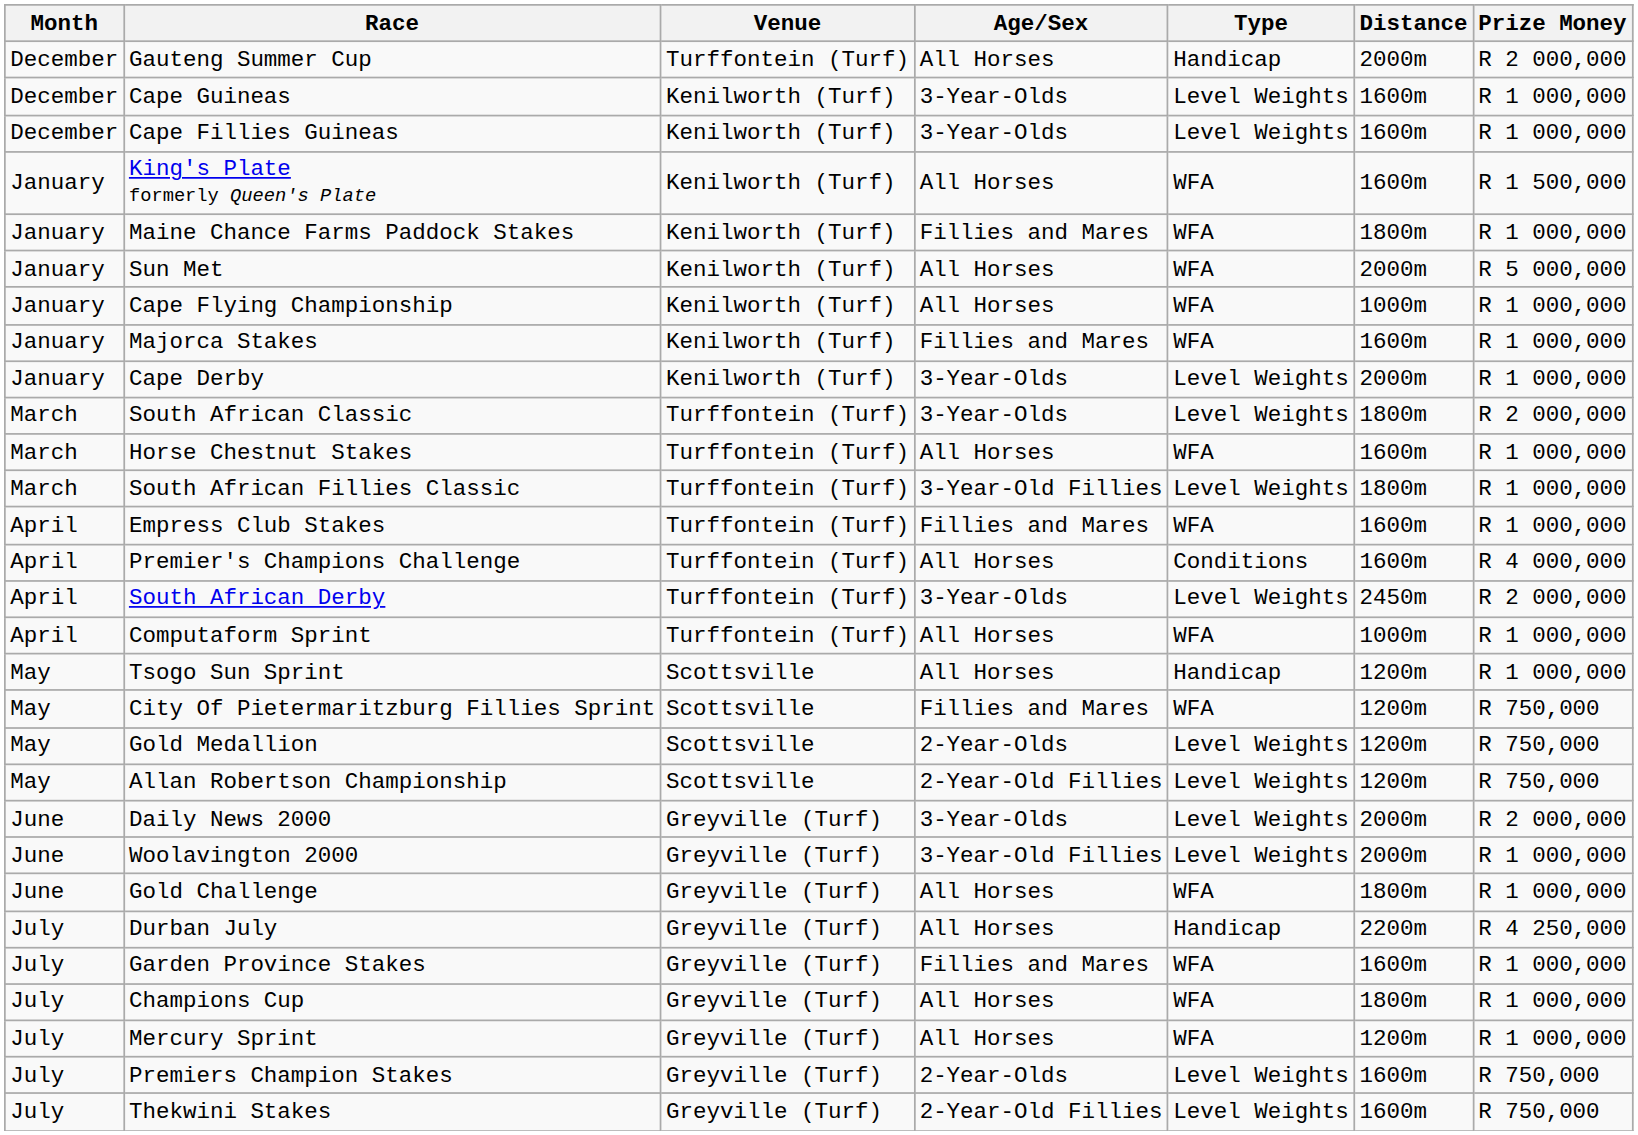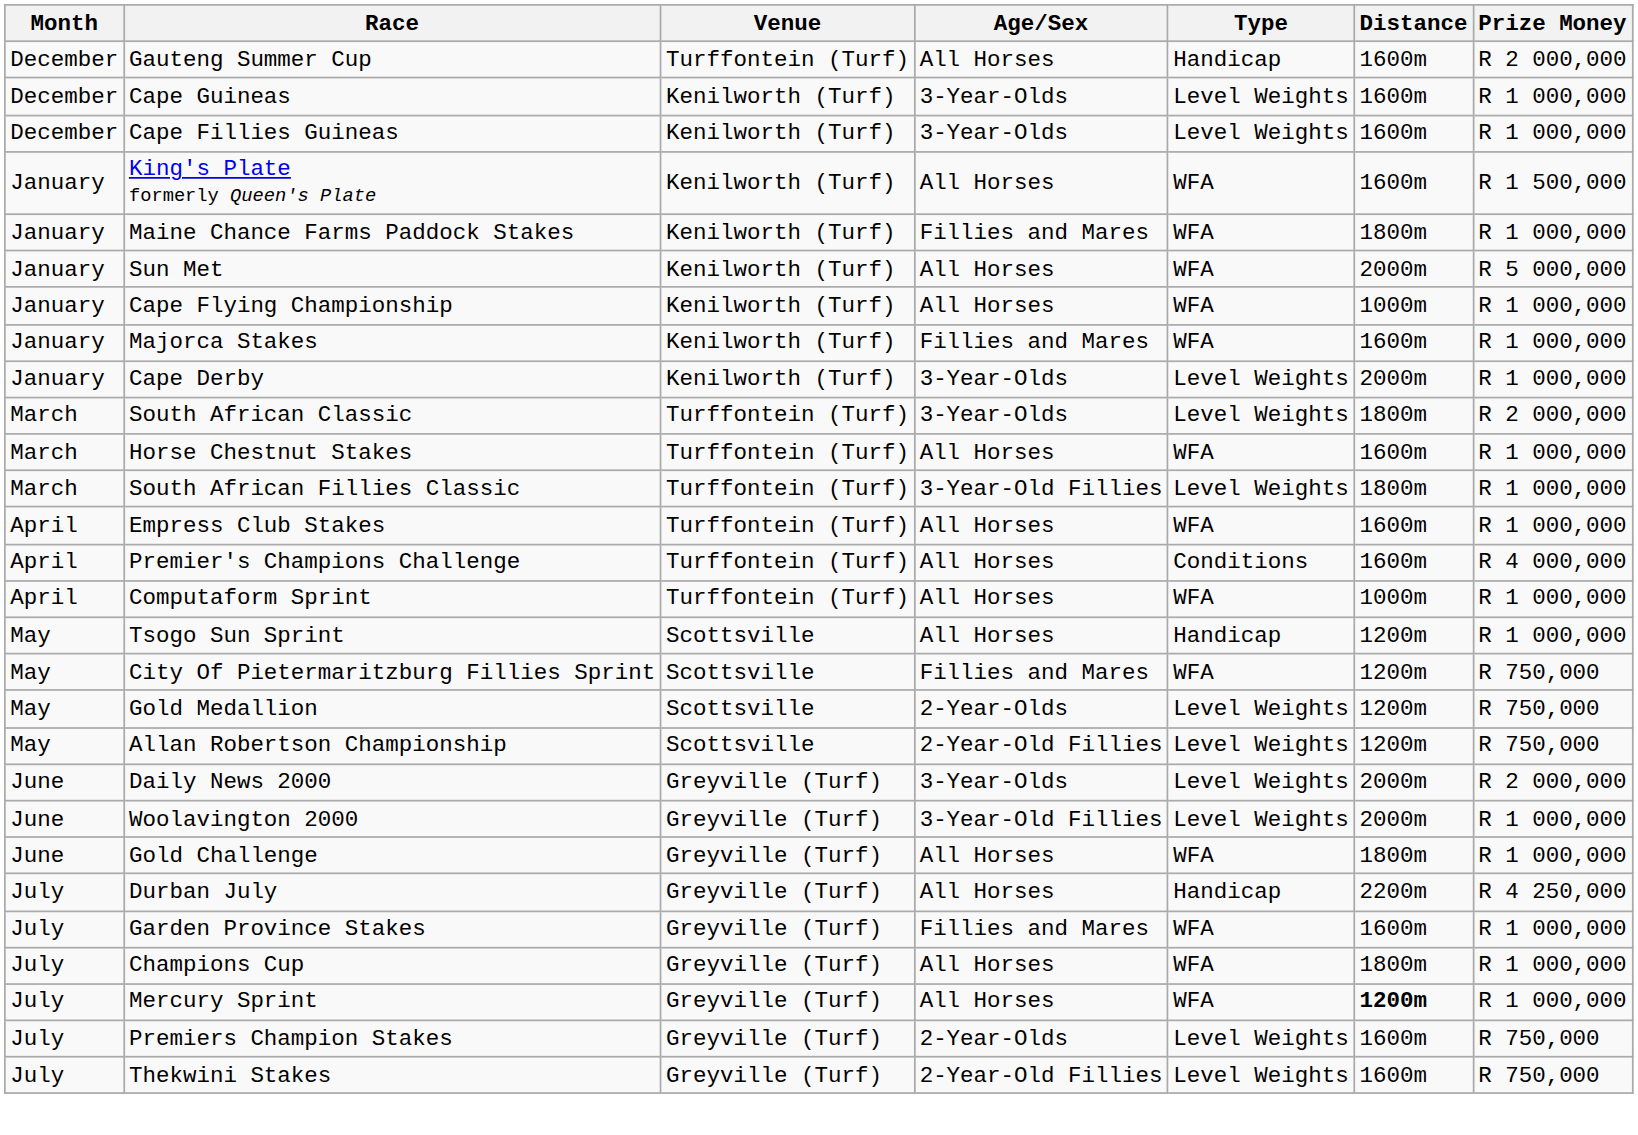(1393, 60) 2000m -> (1393, 60) 1600m
(1034, 526) Fillies and Mares -> (987, 526) All Horses
- row: (257, 599)
(1393, 1039) normal -> (1393, 1002) bold
